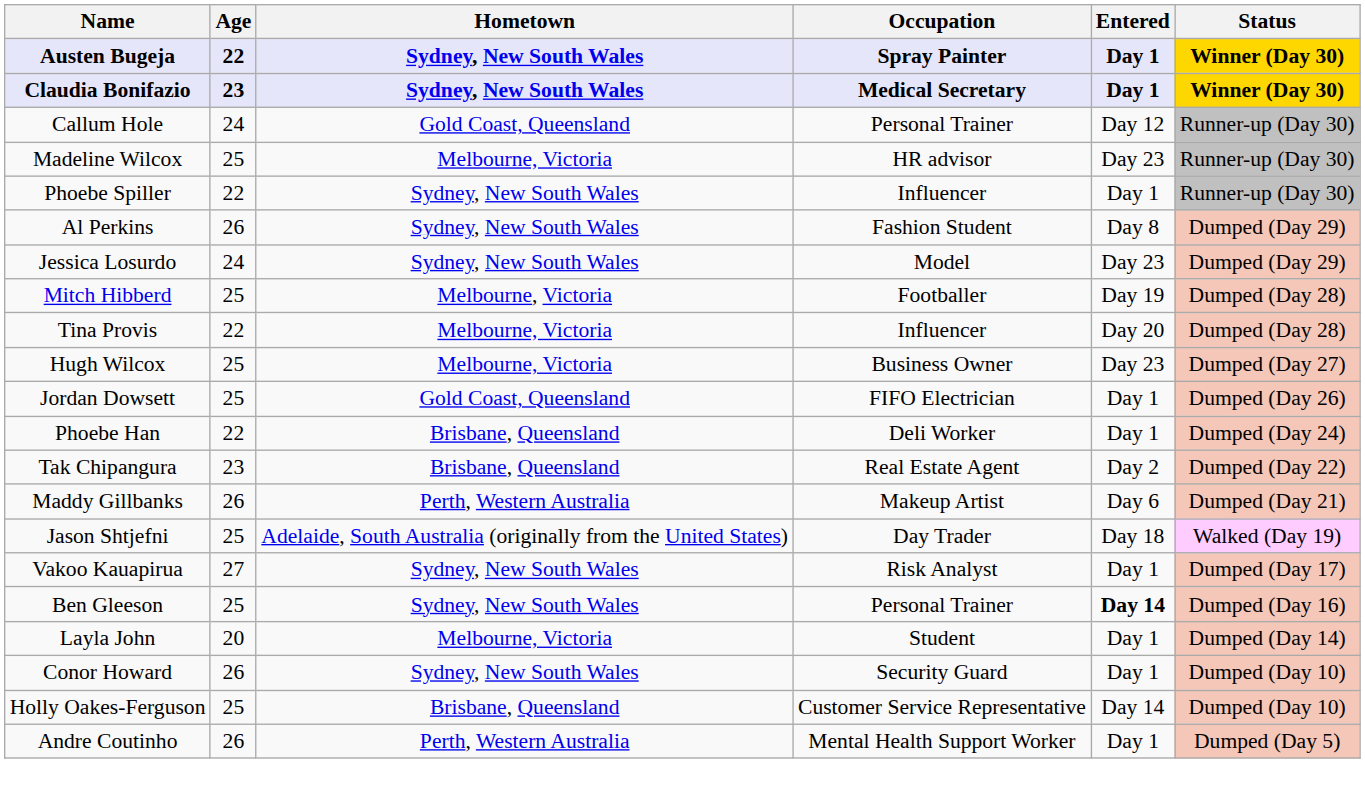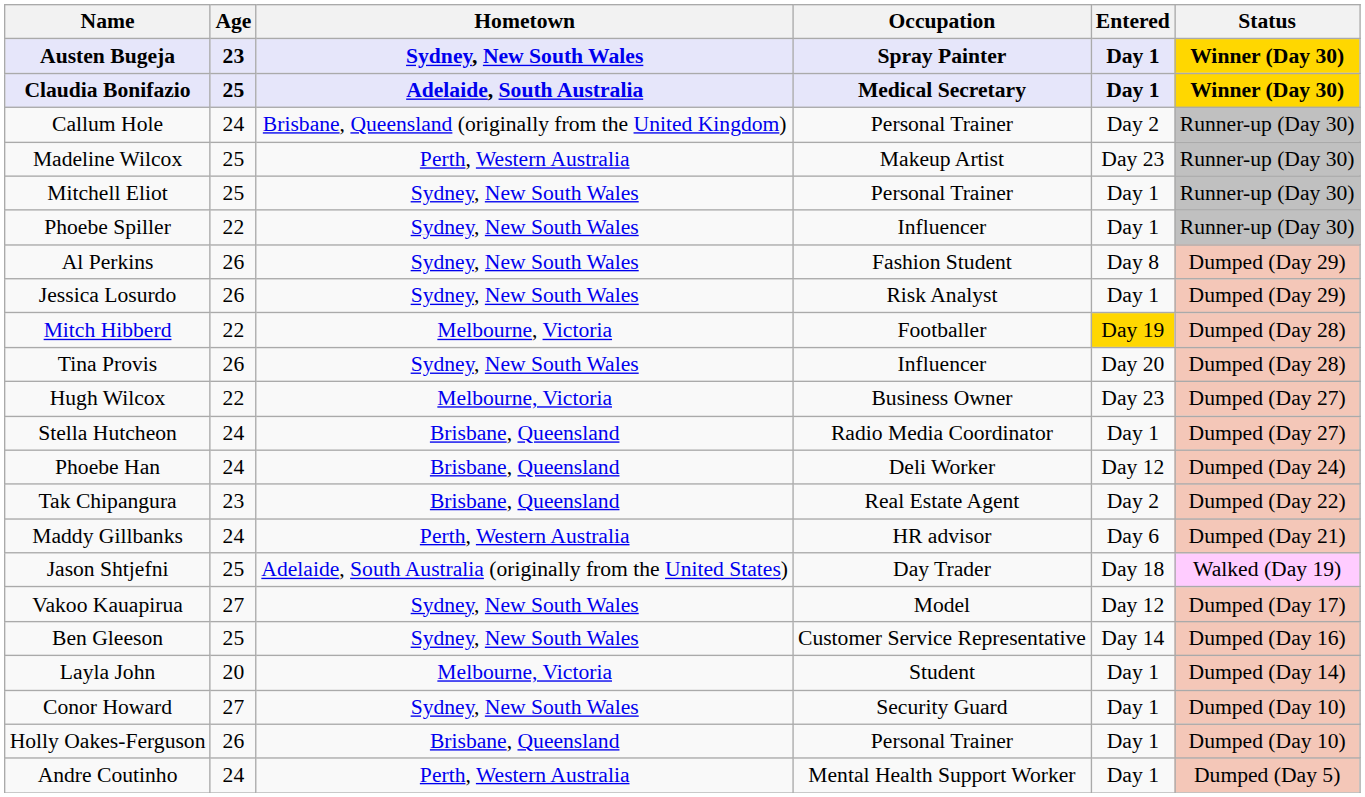(233, 55) 22 -> (233, 55) 23
(233, 90) 23 -> (233, 90) 25
(525, 90) Sydney, New South Wales -> (525, 90) Adelaide, South Australia
(525, 124) Gold Coast, Queensland -> (525, 124) Brisbane, Queensland (originally from the United Kingdom)
(1133, 124) Day 12 -> (1133, 124) Day 2
(525, 158) Melbourne, Victoria -> (525, 158) Perth, Western Australia
(942, 158) HR advisor -> (942, 158) Makeup Artist
+ row: (108, 192)
(233, 261) 24 -> (233, 295) 26
(942, 261) Model -> (942, 295) Risk Analyst
(1133, 261) Day 23 -> (1133, 295) Day 1
(233, 295) 25 -> (233, 329) 22
(1133, 295) no background -> (1133, 329) gold background
(233, 329) 22 -> (233, 364) 26
(525, 329) Melbourne, Victoria -> (525, 364) Sydney, New South Wales
(233, 364) 25 -> (233, 398) 22
+ row: (108, 432)
- row: (108, 398)
(233, 432) 22 -> (233, 466) 24
(1133, 432) Day 1 -> (1133, 466) Day 12
(233, 501) 26 -> (233, 535) 24
(942, 501) Makeup Artist -> (942, 535) HR advisor
(942, 569) Risk Analyst -> (942, 603) Model
(1133, 569) Day 1 -> (1133, 603) Day 12
(942, 603) Personal Trainer -> (942, 638) Customer Service Representative
(1133, 603) bold -> (1133, 638) normal
(233, 672) 26 -> (233, 706) 27
(233, 706) 25 -> (233, 741) 26
(942, 706) Customer Service Representative -> (942, 741) Personal Trainer
(1133, 706) Day 14 -> (1133, 741) Day 1
(233, 741) 26 -> (233, 775) 24
